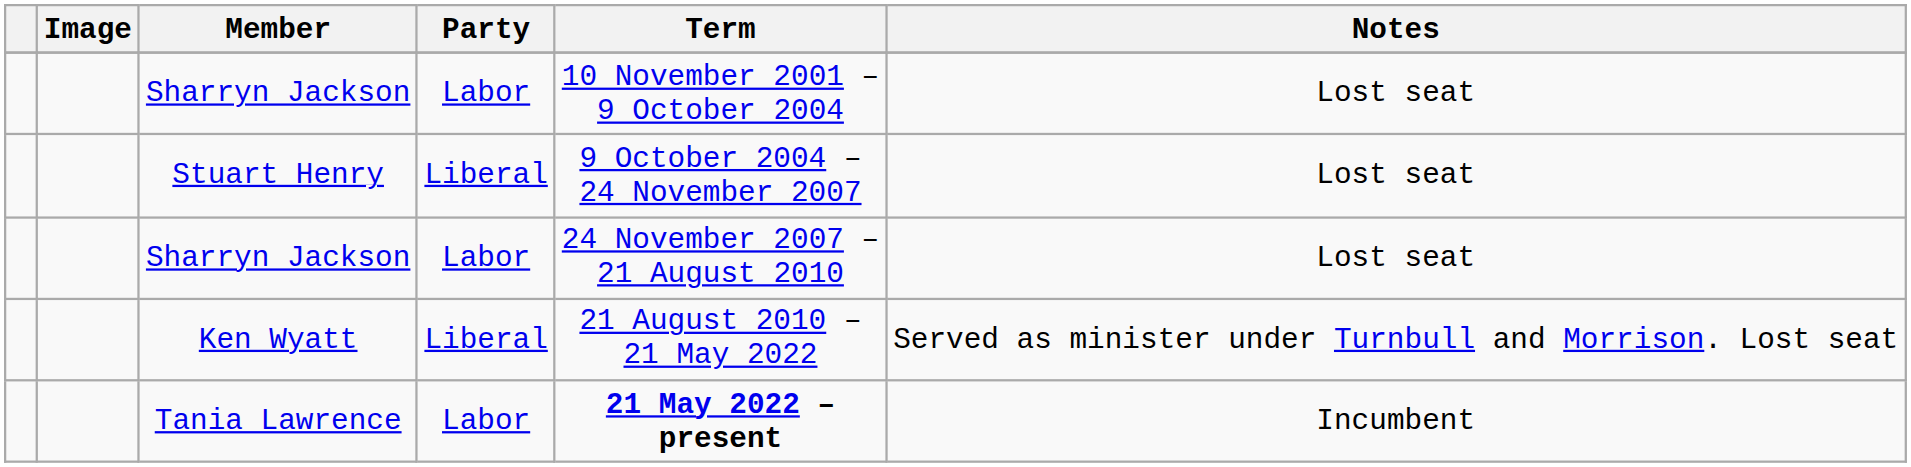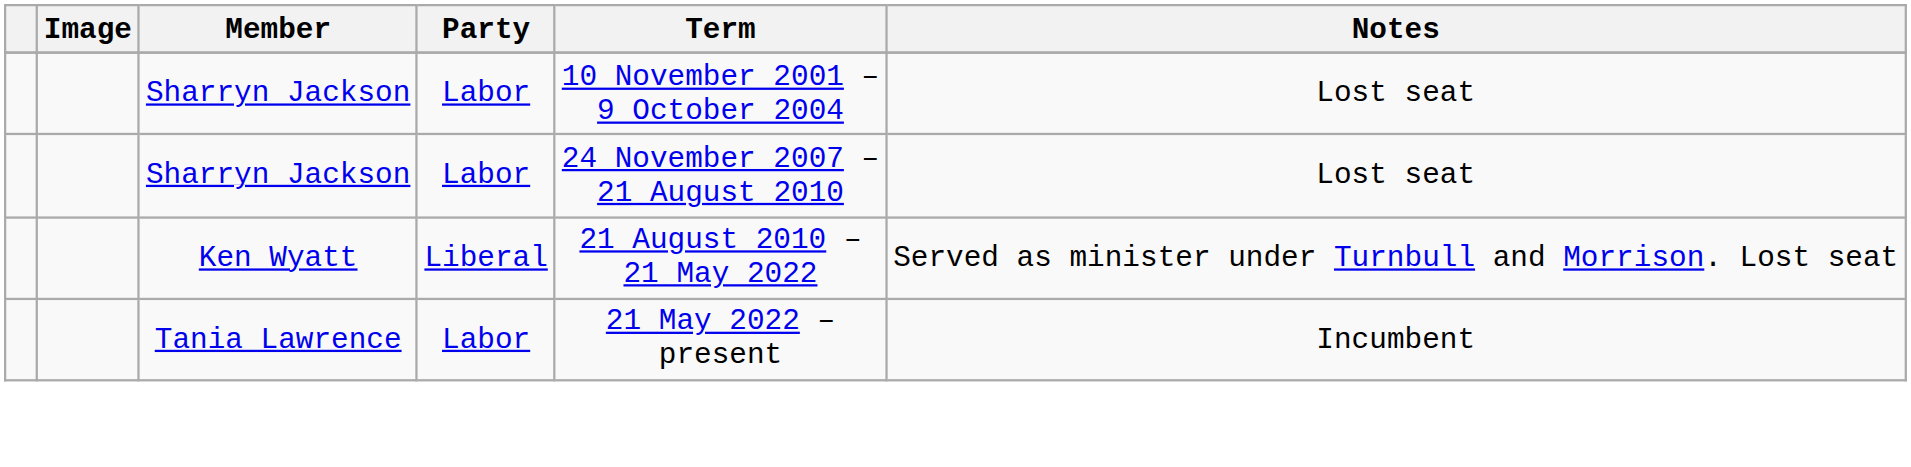- row: (278, 176)
(720, 421) bold -> (720, 339) normal
